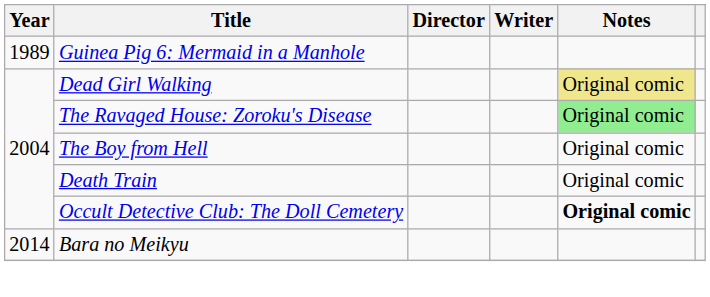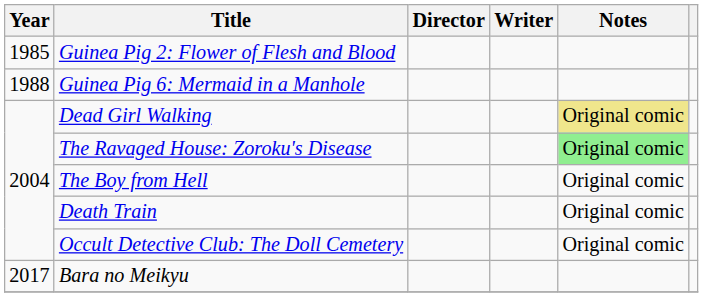+ row: (227, 52)
(29, 52) 1989 -> (29, 84) 1988
(627, 212) bold -> (623, 244) normal
(29, 244) 2014 -> (29, 276) 2017
